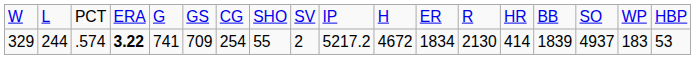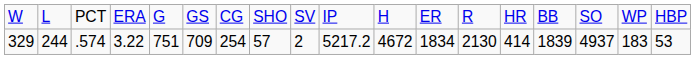(129, 41) bold -> (129, 41) normal
(166, 41) 741 -> (166, 41) 751
(262, 41) 55 -> (262, 41) 57
